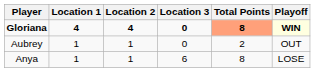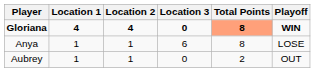(291, 28) lightyellow background -> (291, 28) no background
rows swapped: (27, 43) <-> (27, 59)
